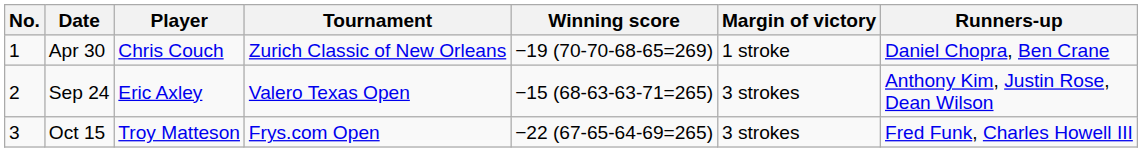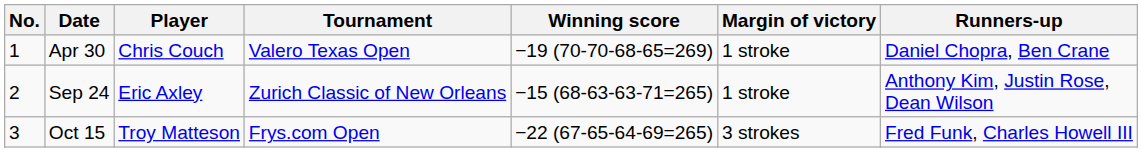(378, 50) Zurich Classic of New Orleans -> (329, 50) Valero Texas Open
(329, 91) Valero Texas Open -> (378, 91) Zurich Classic of New Orleans
(761, 91) 3 strokes -> (756, 91) 1 stroke
